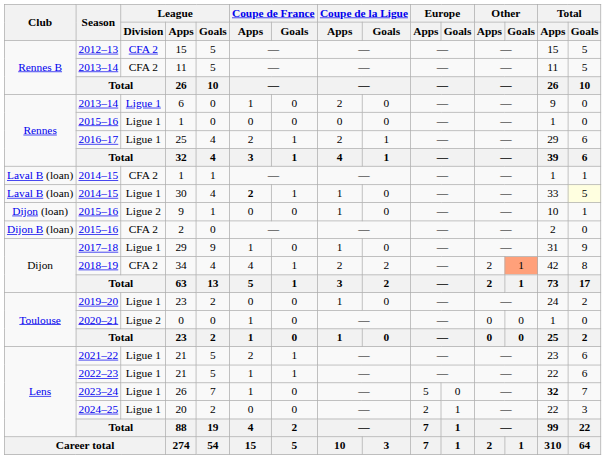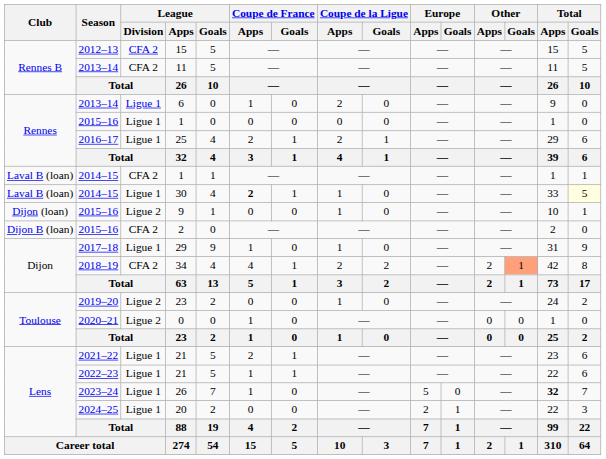(143, 301) Ligue 1 -> (143, 301) Ligue 2
